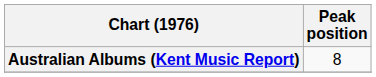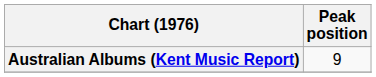(337, 59) 8 -> (337, 59) 9
